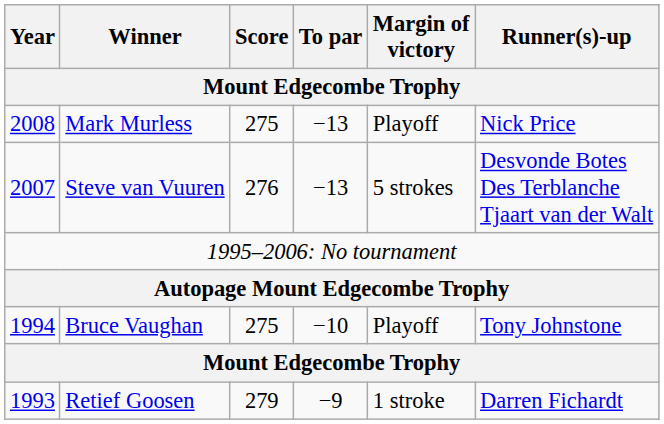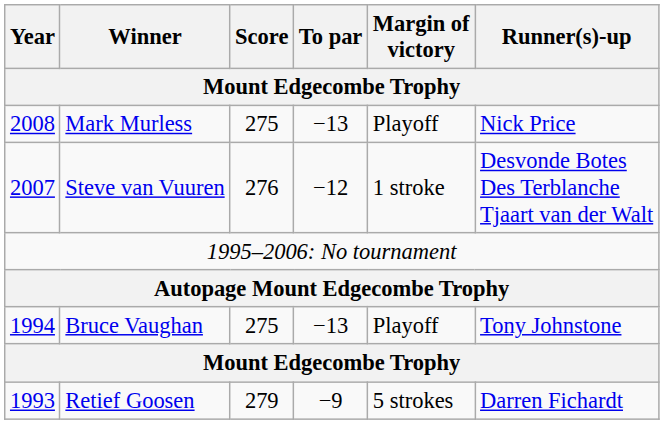(331, 187) −13 -> (331, 187) −12
(413, 187) 5 strokes -> (409, 187) 1 stroke
(331, 325) −10 -> (331, 325) −13
(409, 399) 1 stroke -> (413, 399) 5 strokes
